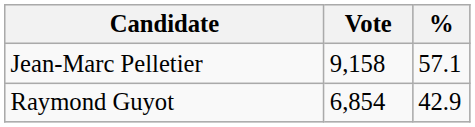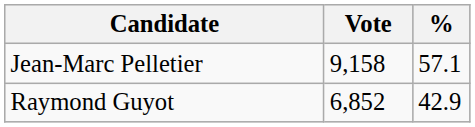(358, 102) 6,854 -> (358, 102) 6,852
